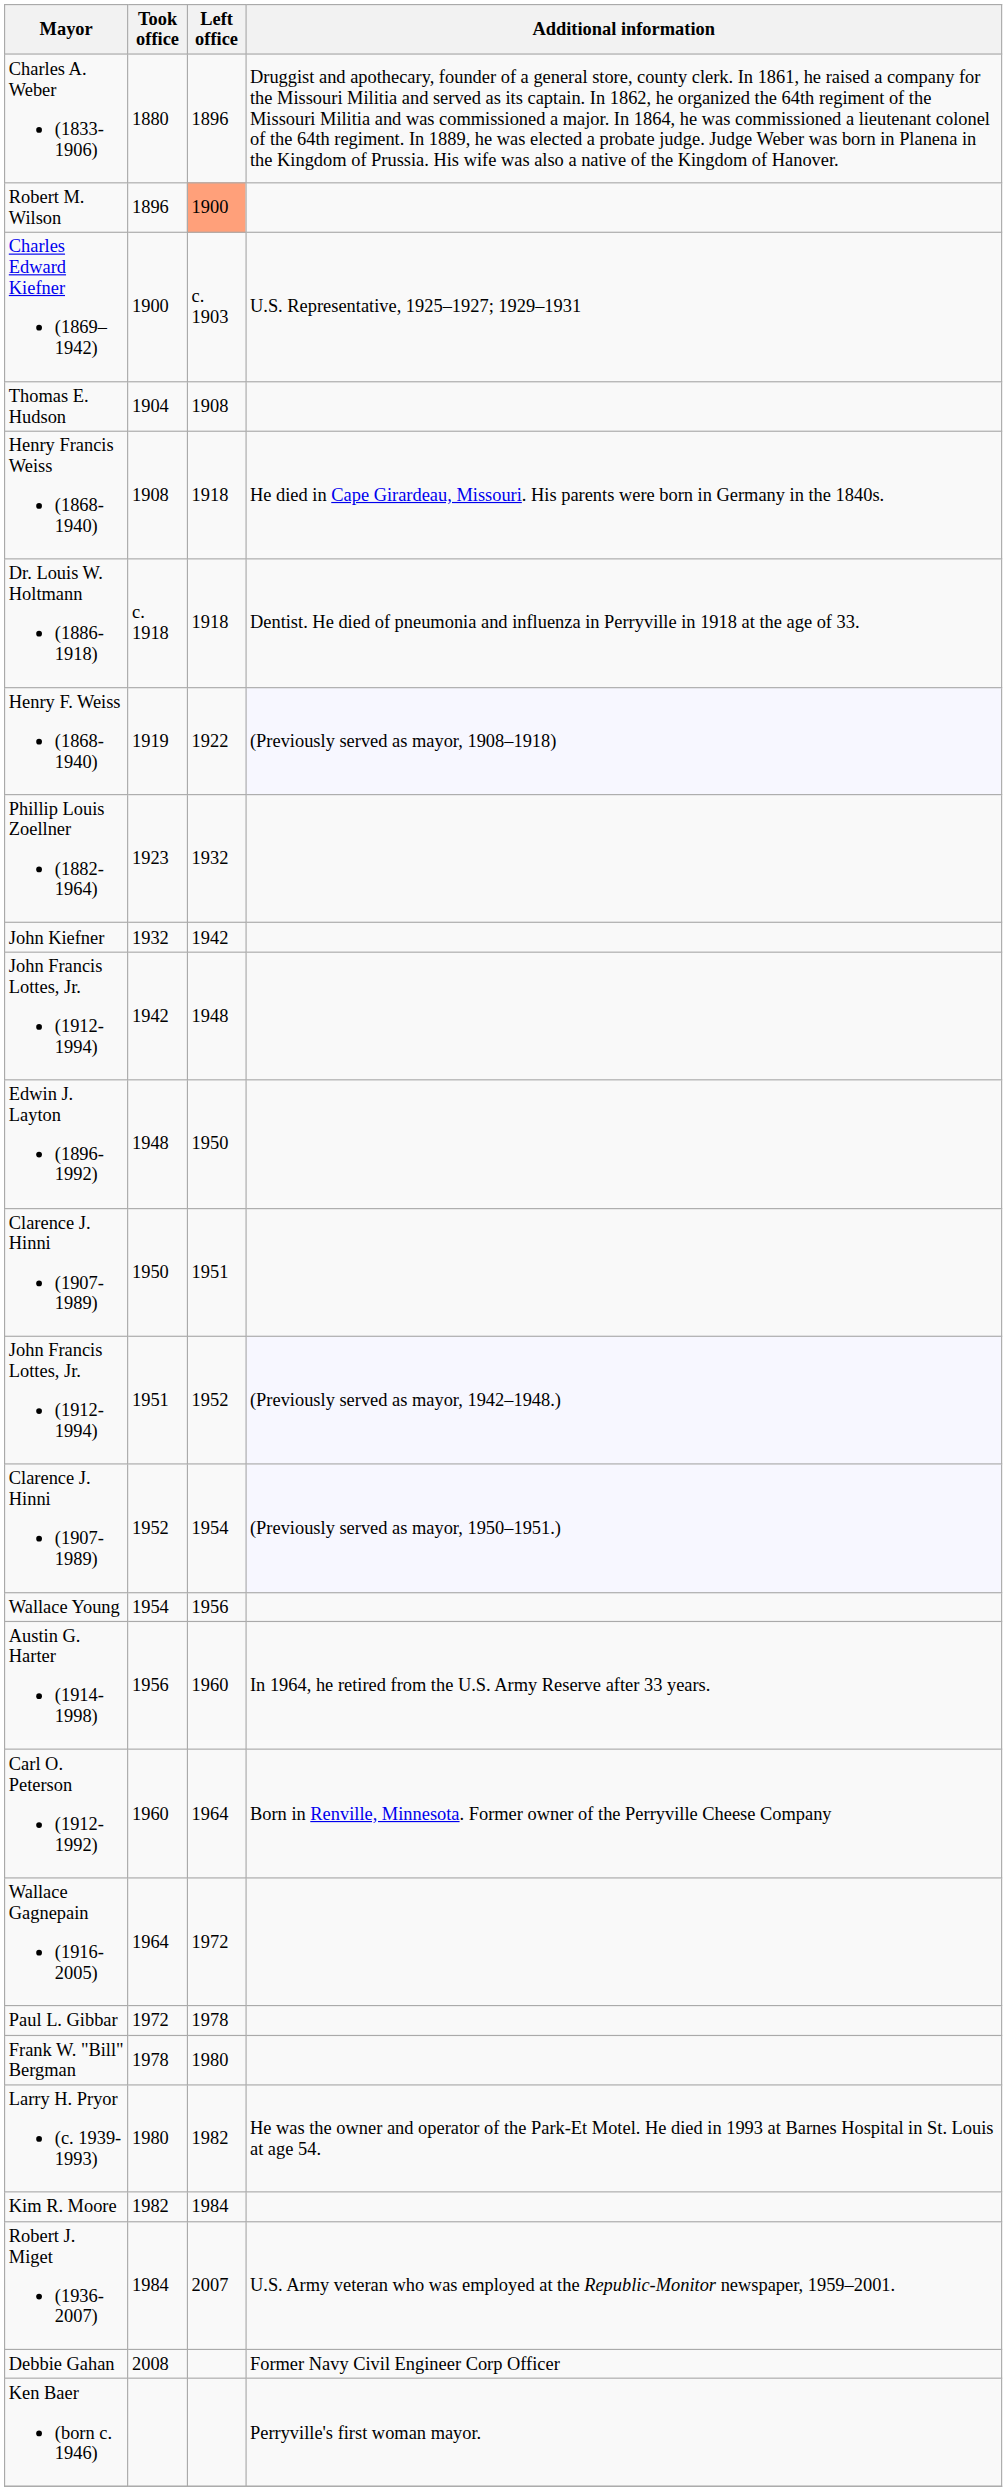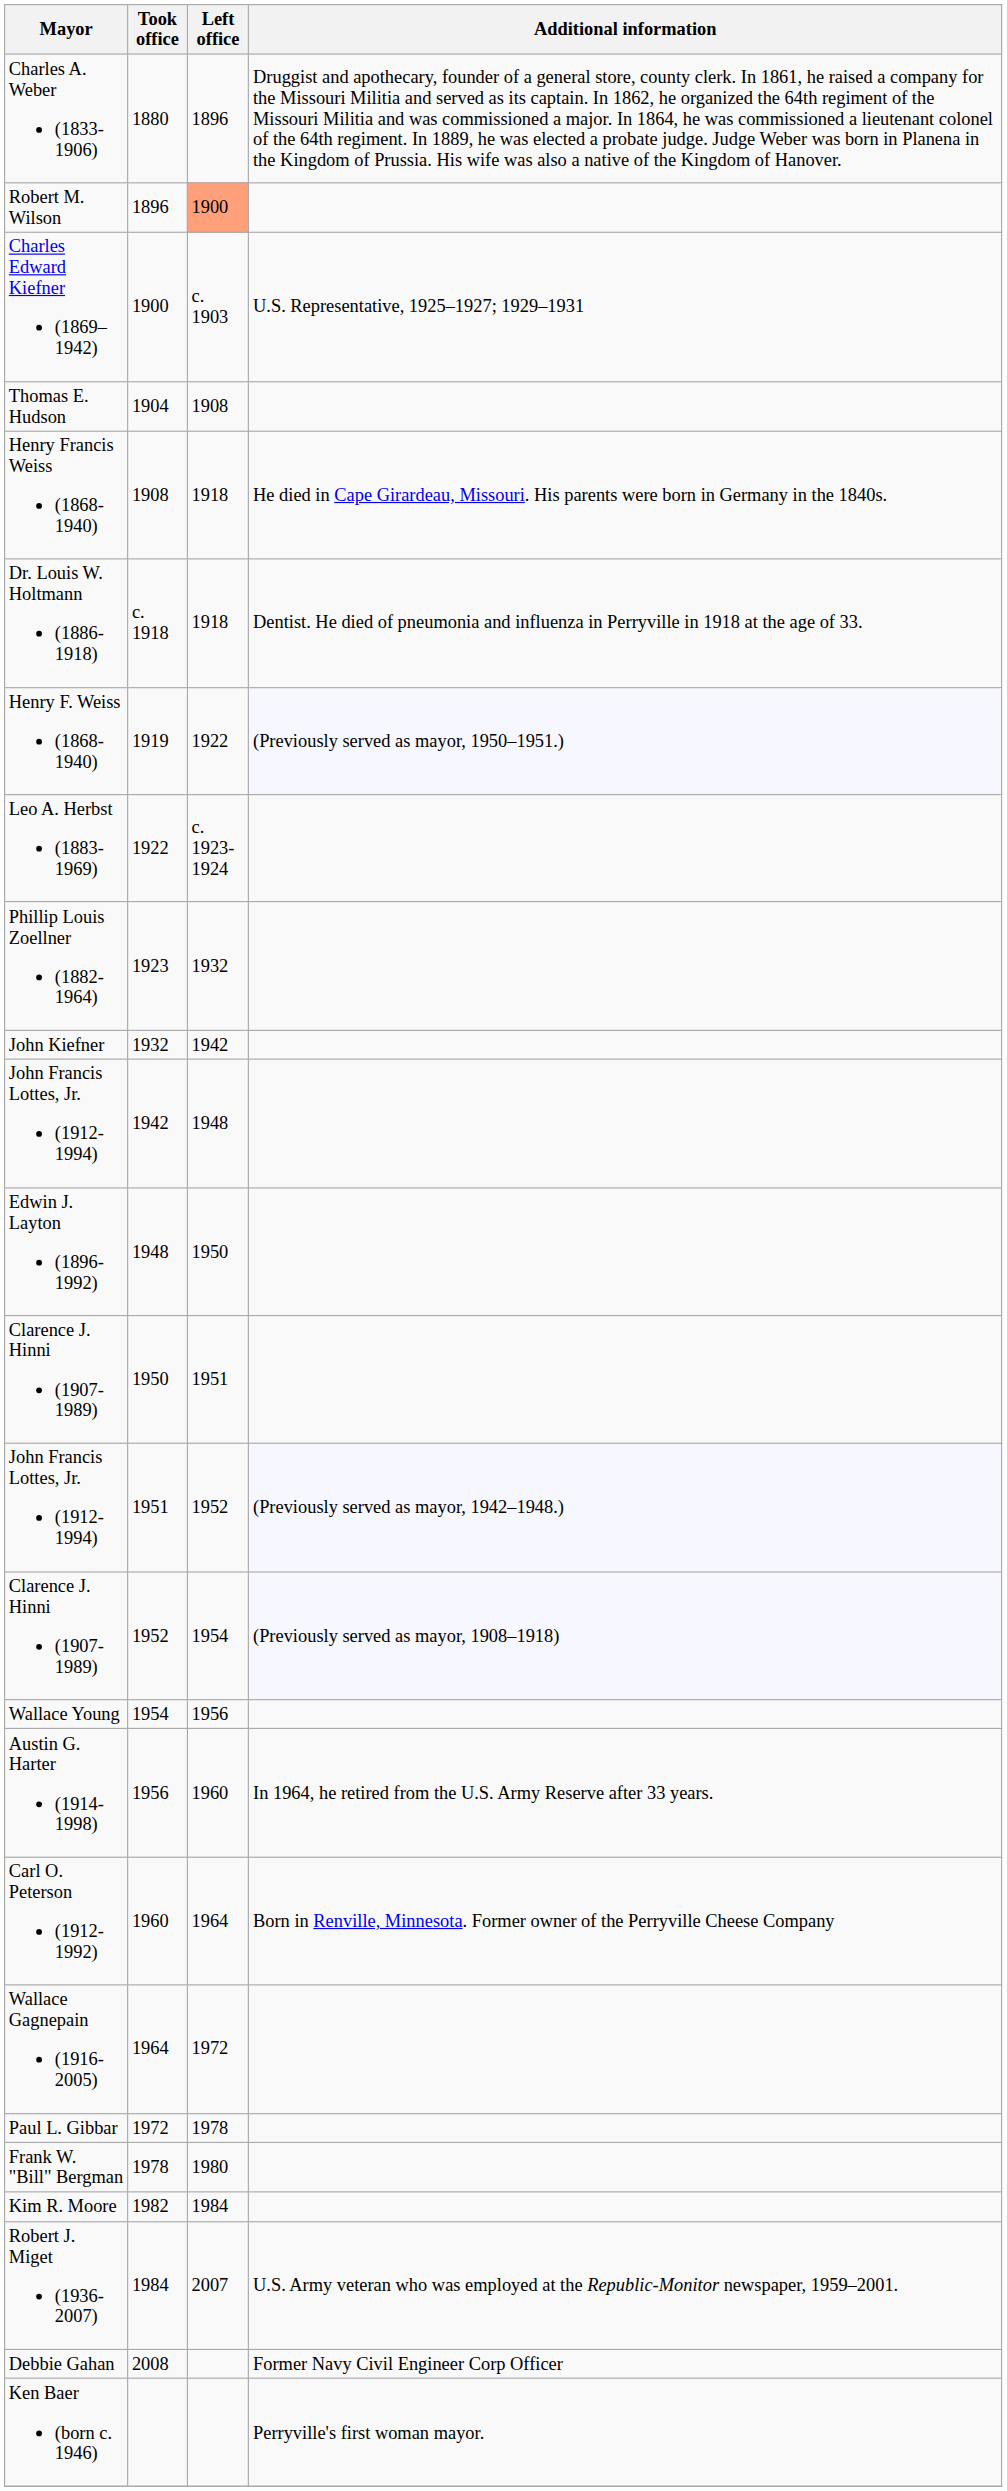(403, 740) (Previously served as mayor, 1908–1918) -> (409, 740) (Previously served as mayor, 1950–1951.)
+ row: (66, 839)
(405, 1528) (Previously served as mayor, 1950–1951.) -> (406, 1635) (Previously served as mayor, 1908–1918)
- row: (66, 2129)
